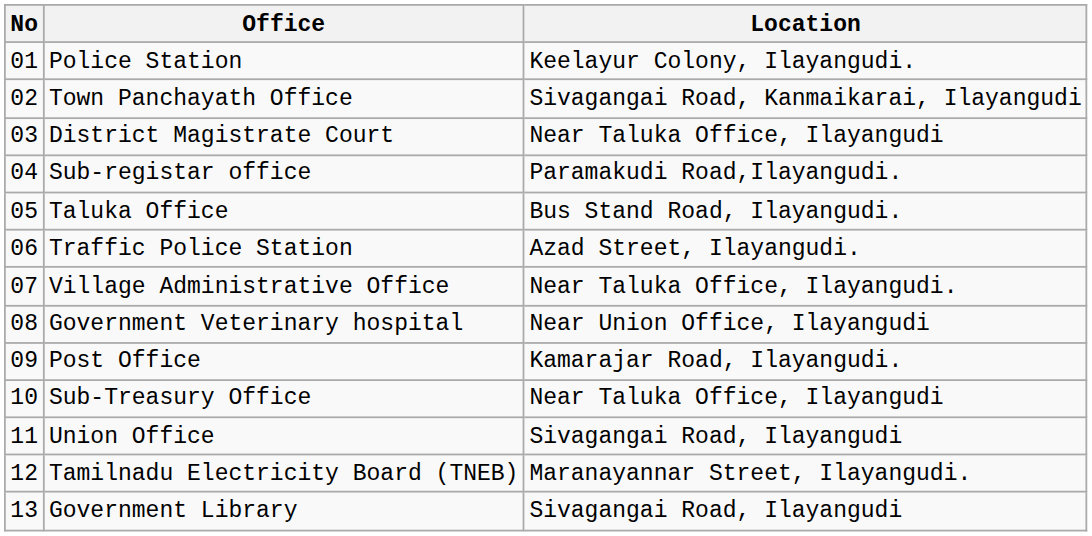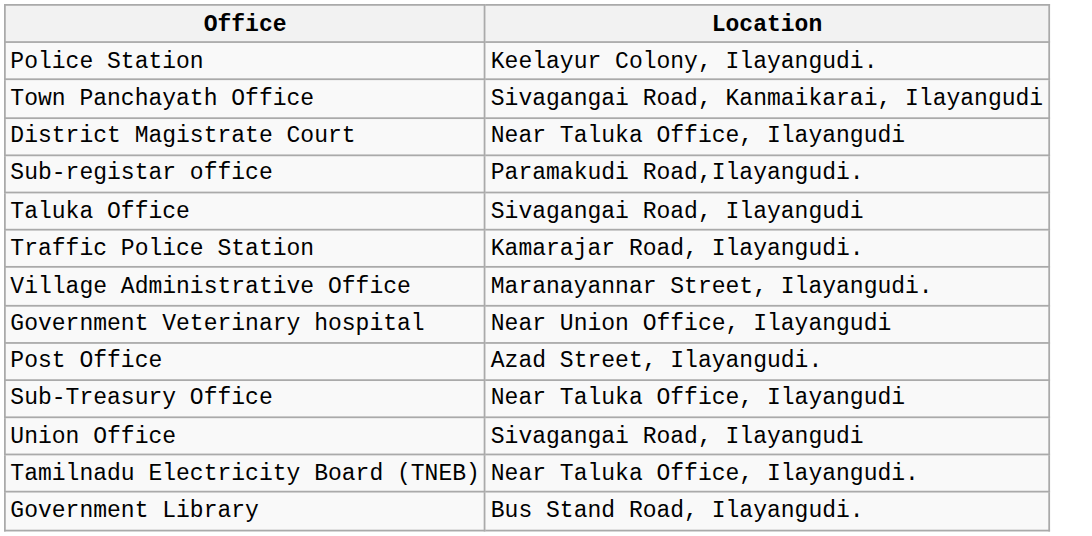- column: (24, 24)
(716, 211) Bus Stand Road, Ilayangudi. -> (677, 211) Sivagangai Road, Ilayangudi
(695, 249) Azad Street, Ilayangudi. -> (677, 249) Kamarajar Road, Ilayangudi.
(743, 286) Near Taluka Office, Ilayangudi. -> (712, 286) Maranayannar Street, Ilayangudi.
(716, 361) Kamarajar Road, Ilayangudi. -> (657, 361) Azad Street, Ilayangudi.
(750, 474) Maranayannar Street, Ilayangudi. -> (705, 474) Near Taluka Office, Ilayangudi.
(716, 511) Sivagangai Road, Ilayangudi -> (677, 511) Bus Stand Road, Ilayangudi.
